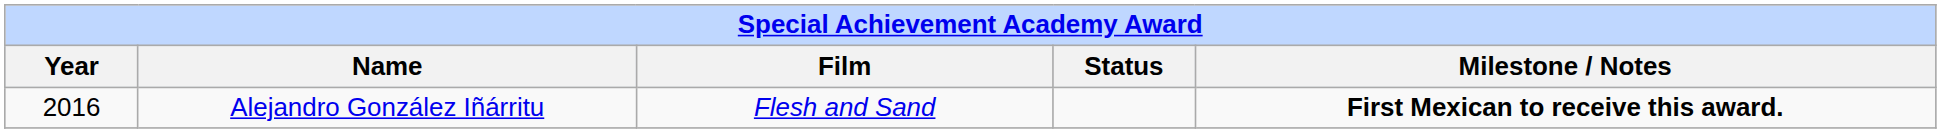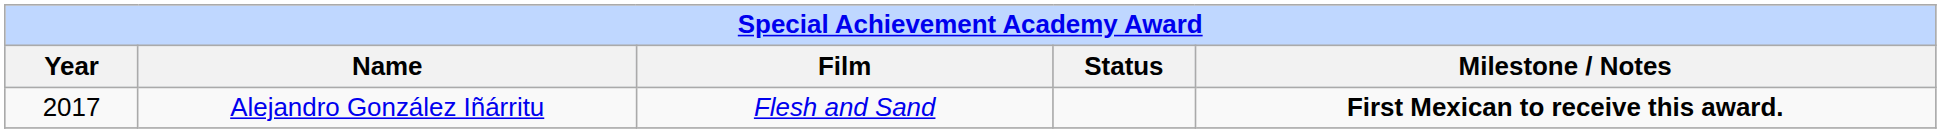(72, 107) 2016 -> (72, 107) 2017
